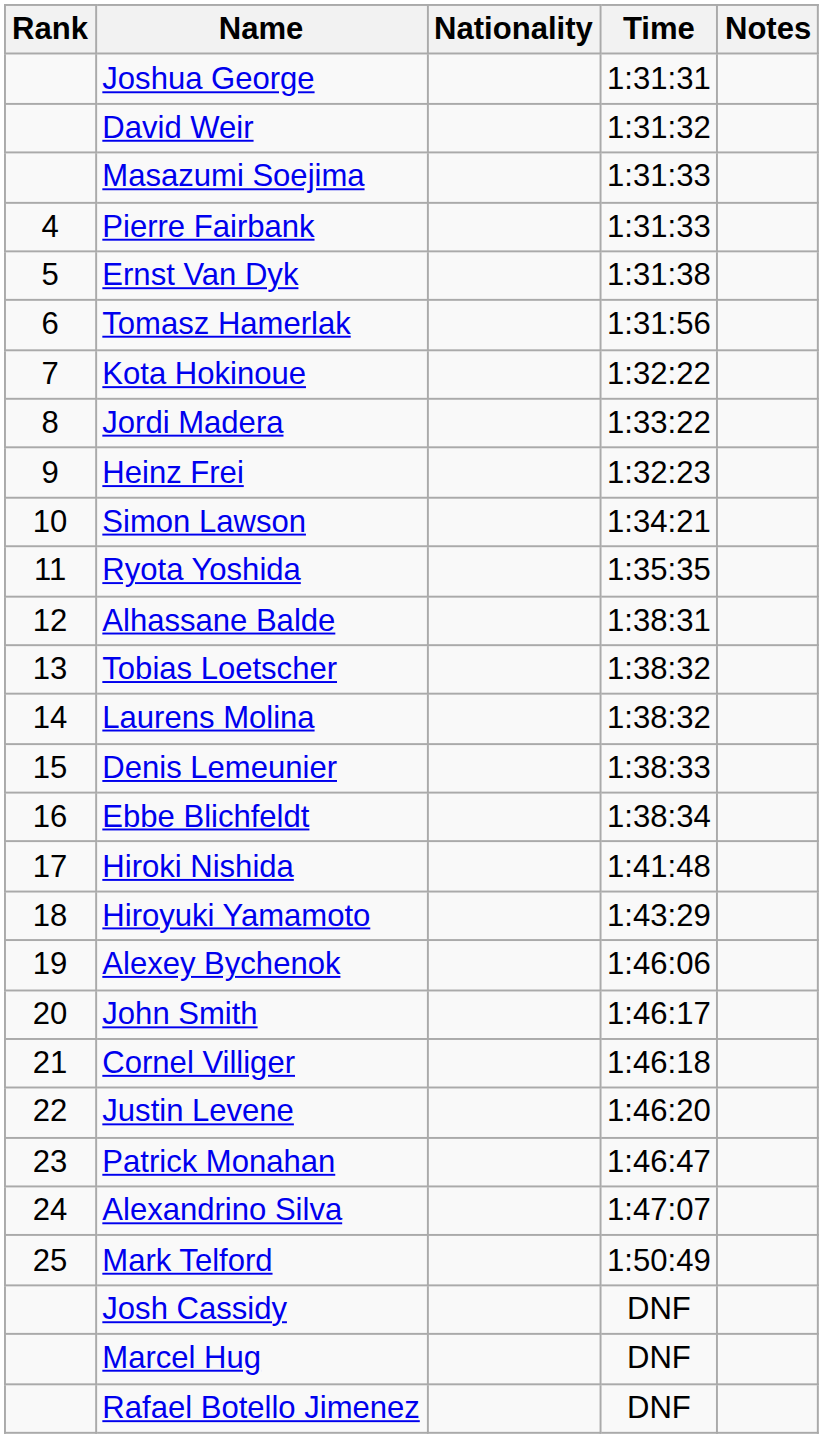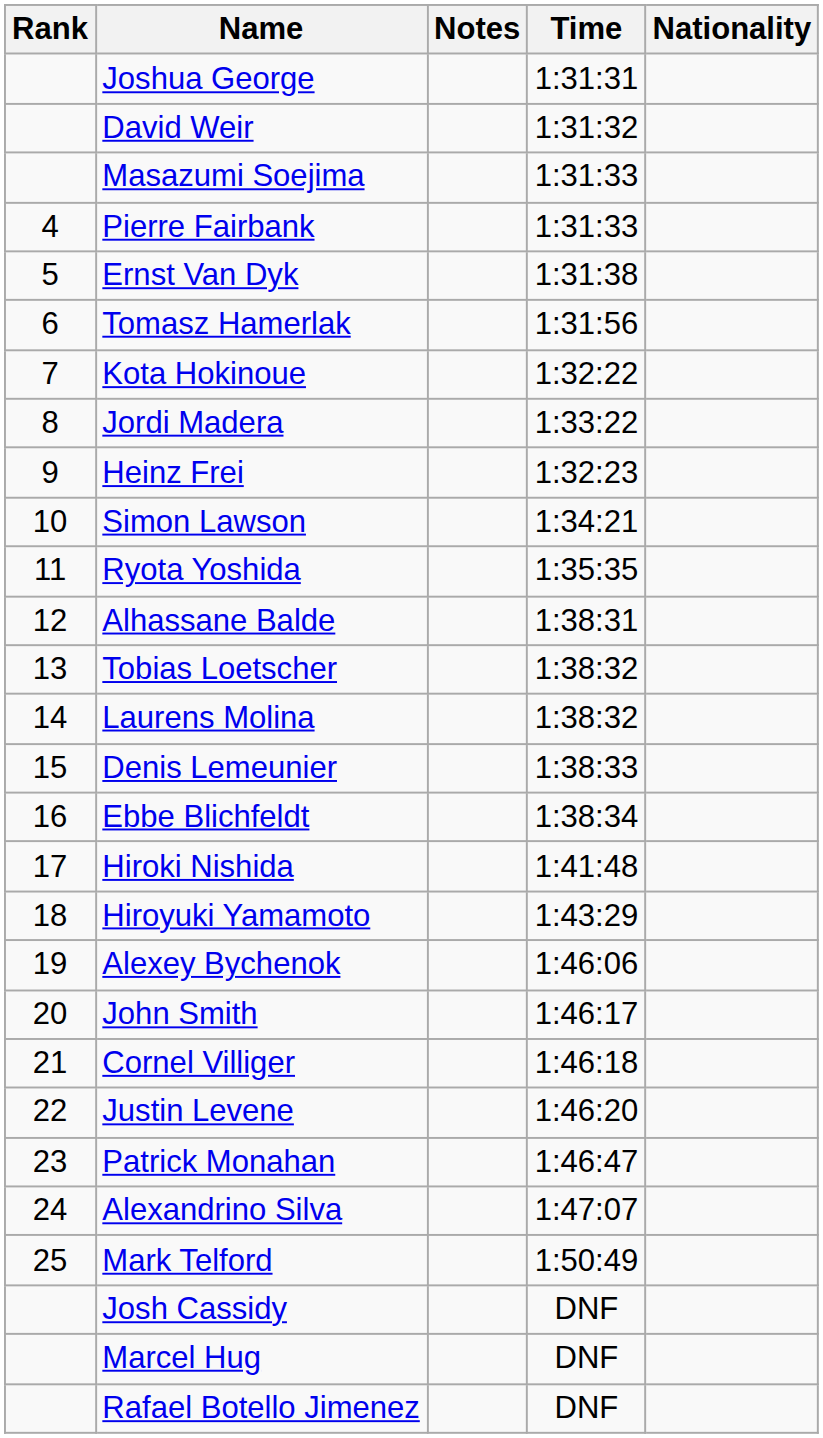columns swapped: (513, 29) <-> (768, 29)
